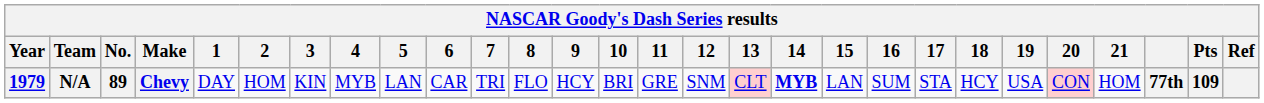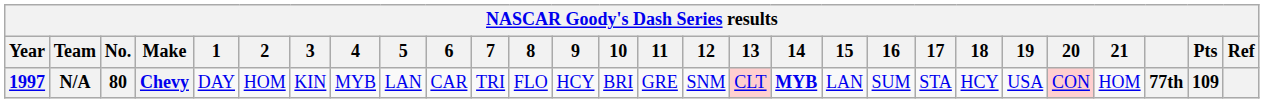(27, 82) 1979 -> (27, 82) 1997
(118, 82) 89 -> (118, 82) 80
